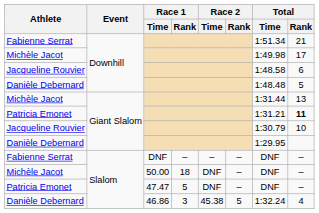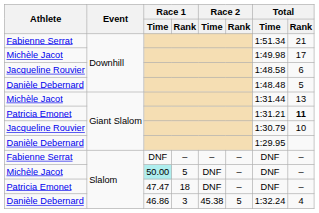(158, 172) no background -> (158, 172) paleturquoise background
(185, 172) 18 -> (185, 172) 5
(185, 187) 5 -> (185, 187) 18
